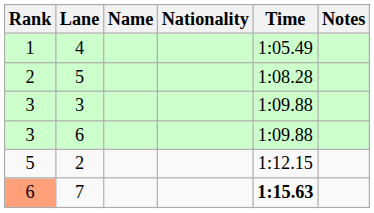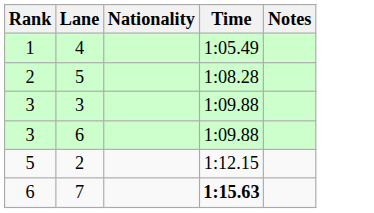- column: (130, 18)
(30, 192) lightsalmon background -> (30, 192) no background
